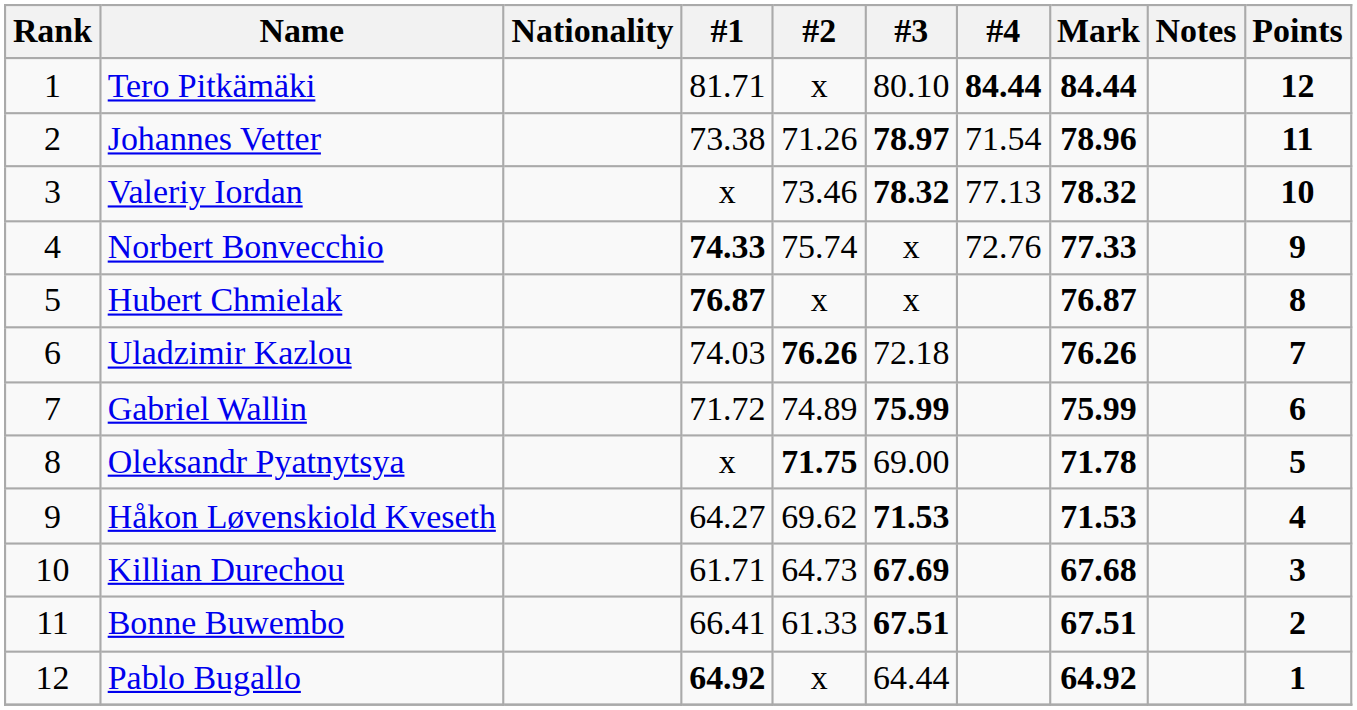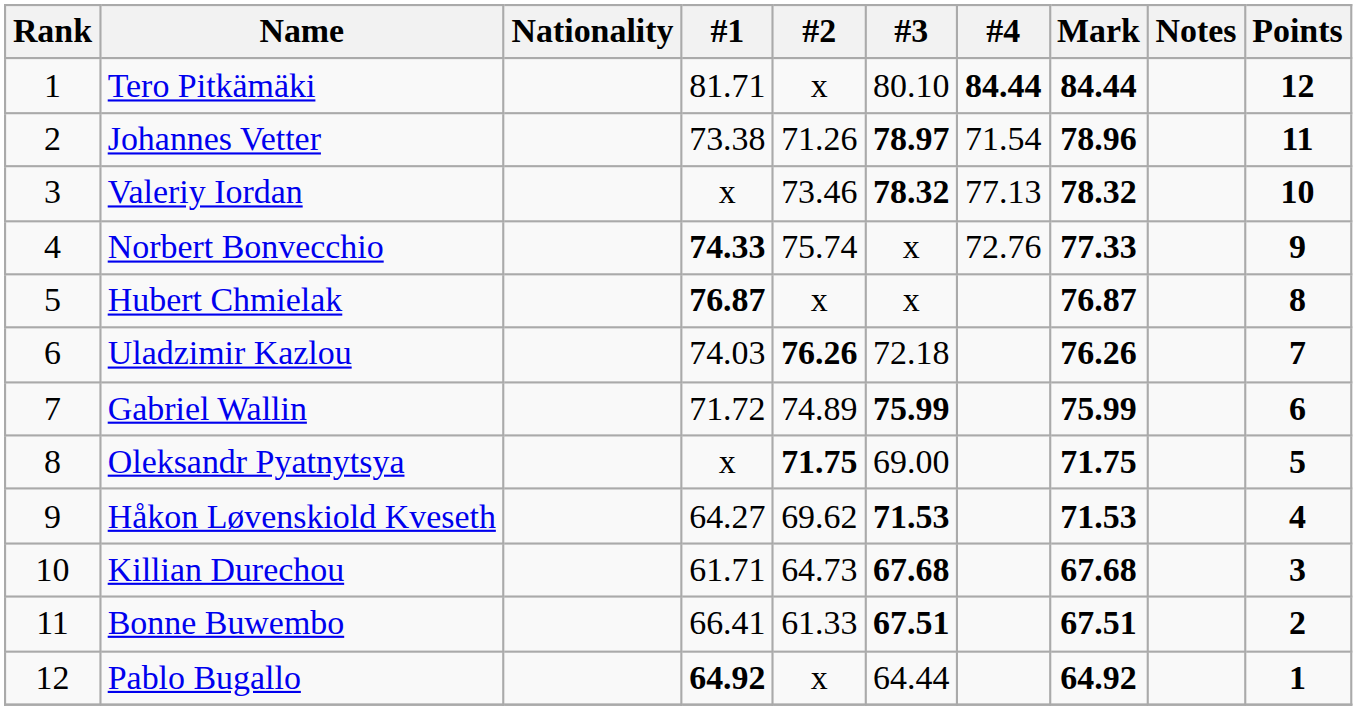(1098, 461) 71.78 -> (1098, 461) 71.75
(911, 569) 67.69 -> (911, 569) 67.68
